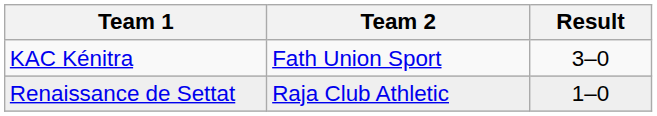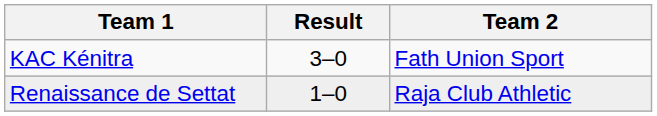columns swapped: (398, 22) <-> (591, 22)
